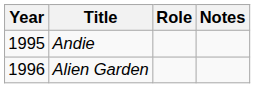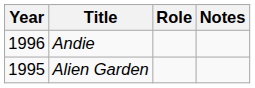(27, 43) 1995 -> (27, 43) 1996
(27, 69) 1996 -> (27, 69) 1995
